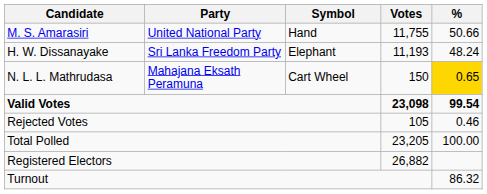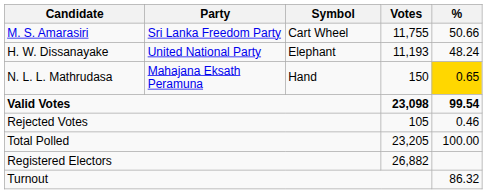(204, 33) United National Party -> (214, 33) Sri Lanka Freedom Party
(303, 33) Hand -> (318, 33) Cart Wheel
(214, 52) Sri Lanka Freedom Party -> (204, 52) United National Party
(318, 77) Cart Wheel -> (303, 77) Hand
